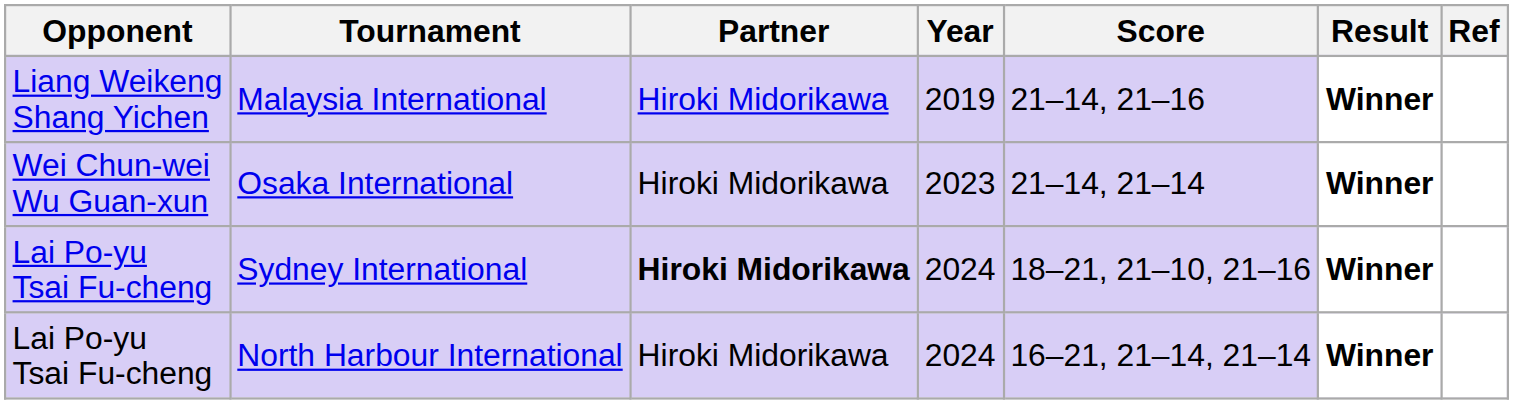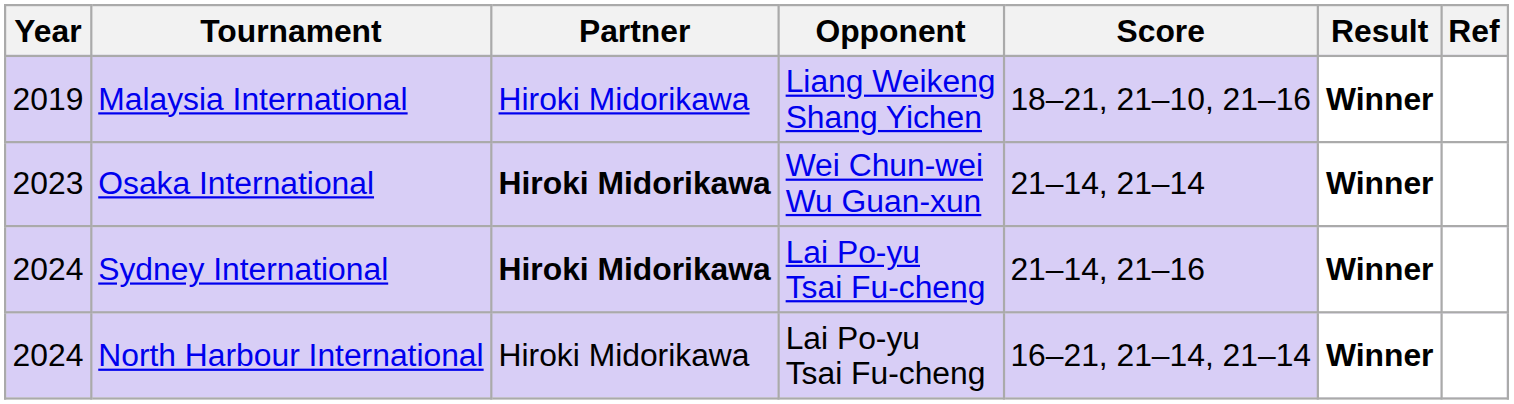columns swapped: (960, 31) <-> (117, 31)
(1108, 99) 21–14, 21–16 -> (1161, 99) 18–21, 21–10, 21–16
(763, 184) normal -> (635, 184) bold
(1161, 270) 18–21, 21–10, 21–16 -> (1108, 270) 21–14, 21–16
